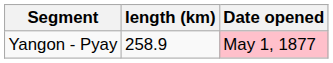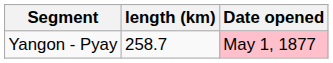(146, 44) 258.9 -> (146, 44) 258.7
